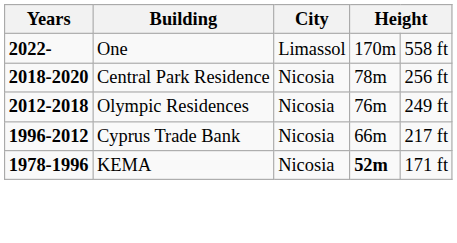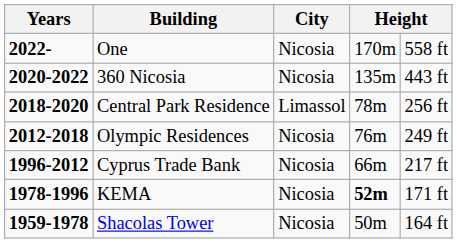(312, 48) Limassol -> (306, 48) Nicosia
+ row: (141, 77)
(306, 77) Nicosia -> (312, 106) Limassol
+ row: (155, 223)
